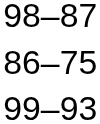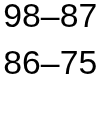- row: (50, 109)
